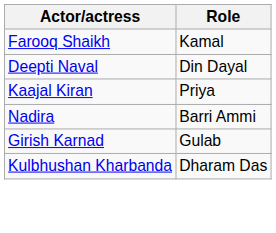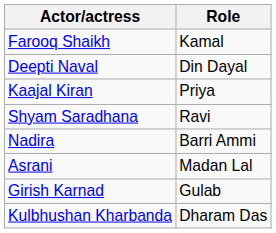+ row: (73, 116)
+ row: (30, 166)
